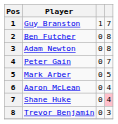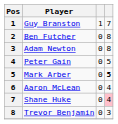(109, 62) 7 -> (109, 62) 5
(109, 74) normal -> (109, 74) bold
